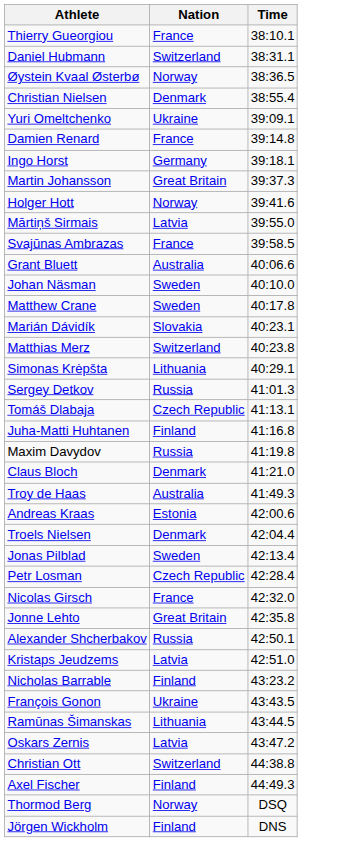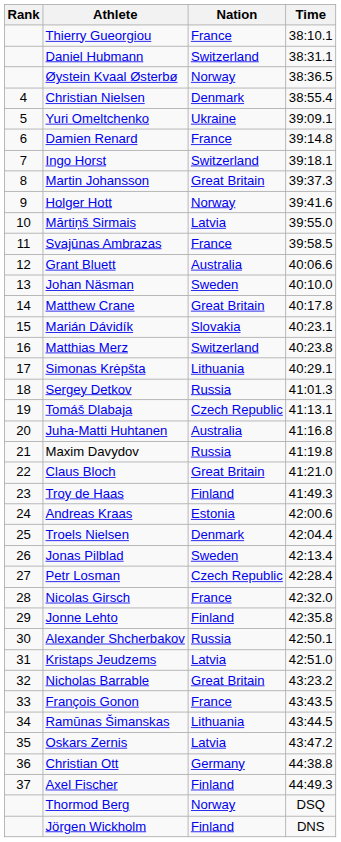+ column: (23, 14)
(180, 160) Germany -> (225, 160) Switzerland
(177, 306) Sweden -> (228, 306) Great Britain
(174, 431) Finland -> (216, 431) Australia
(179, 472) Denmark -> (228, 472) Great Britain
(178, 493) Australia -> (212, 493) Finland
(190, 618) Great Britain -> (212, 618) Finland
(174, 680) Finland -> (228, 680) Great Britain
(175, 701) Ukraine -> (211, 701) France
(187, 763) Switzerland -> (218, 763) Germany
